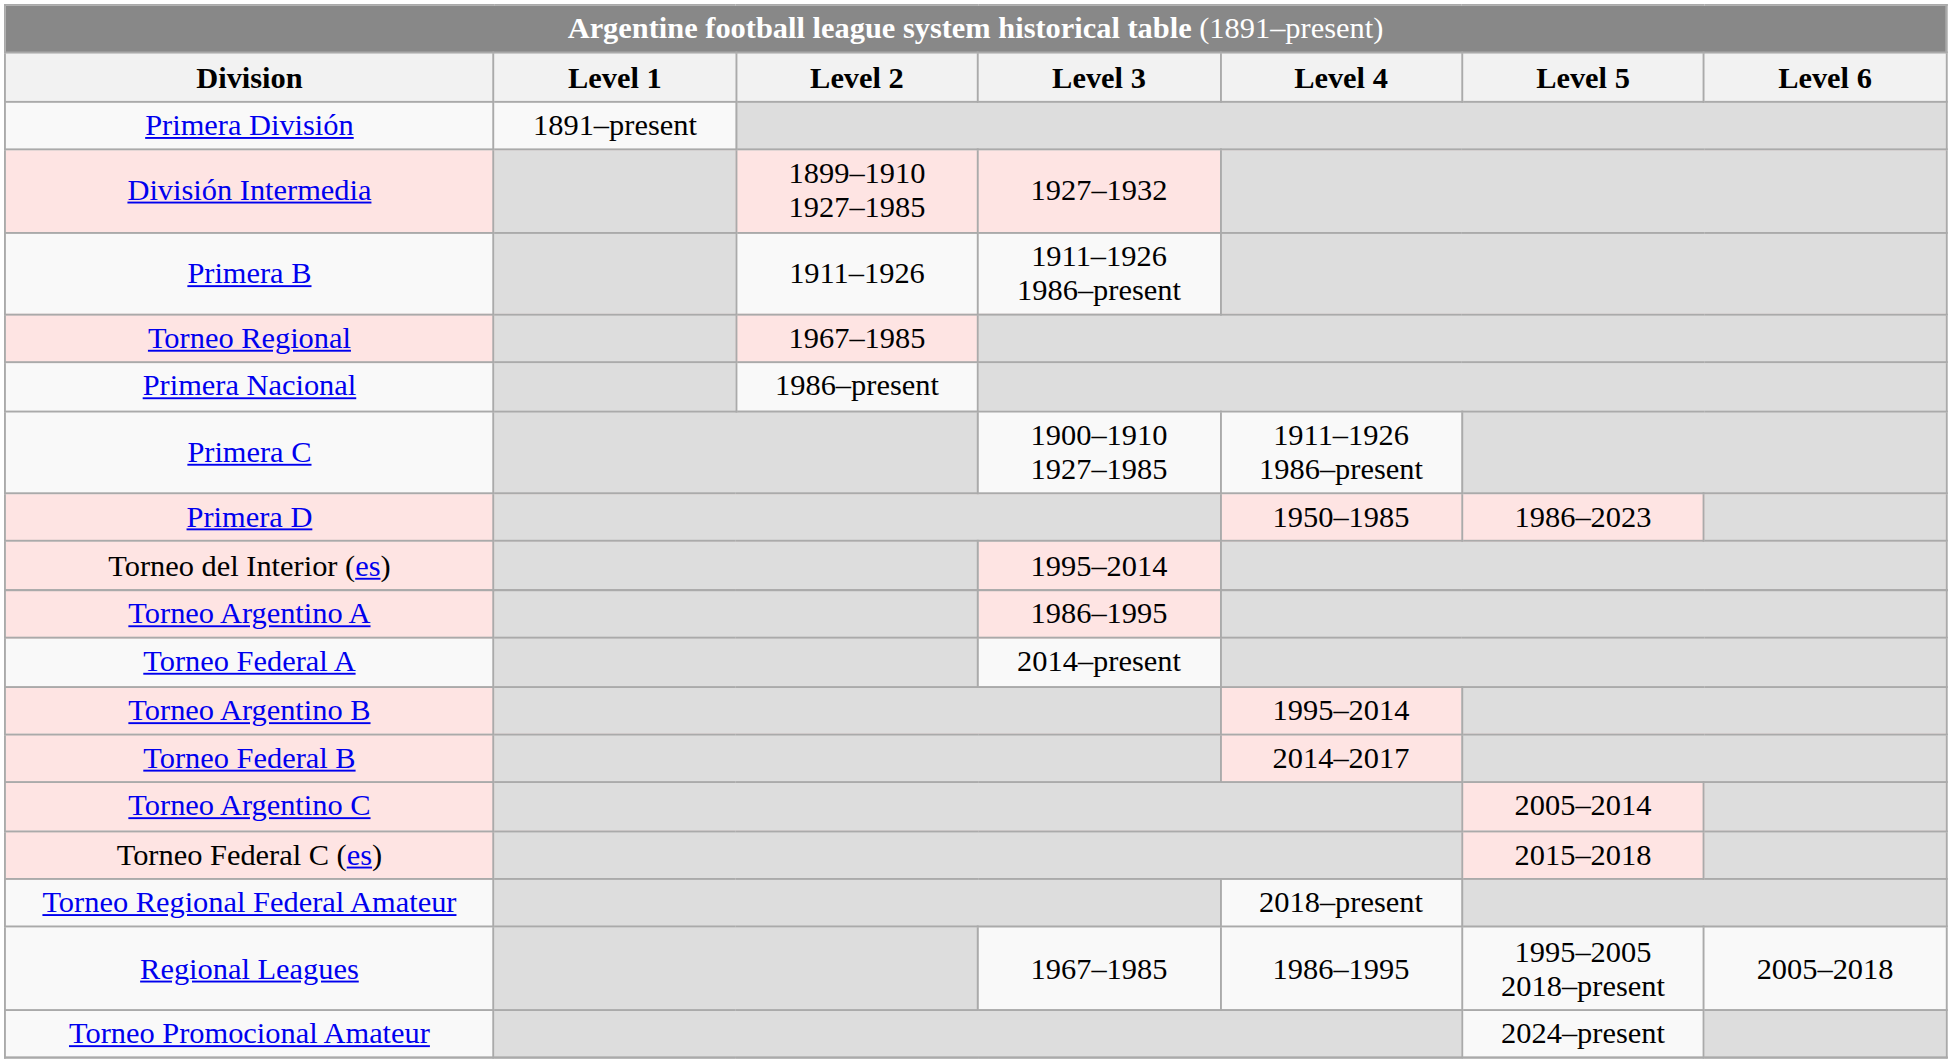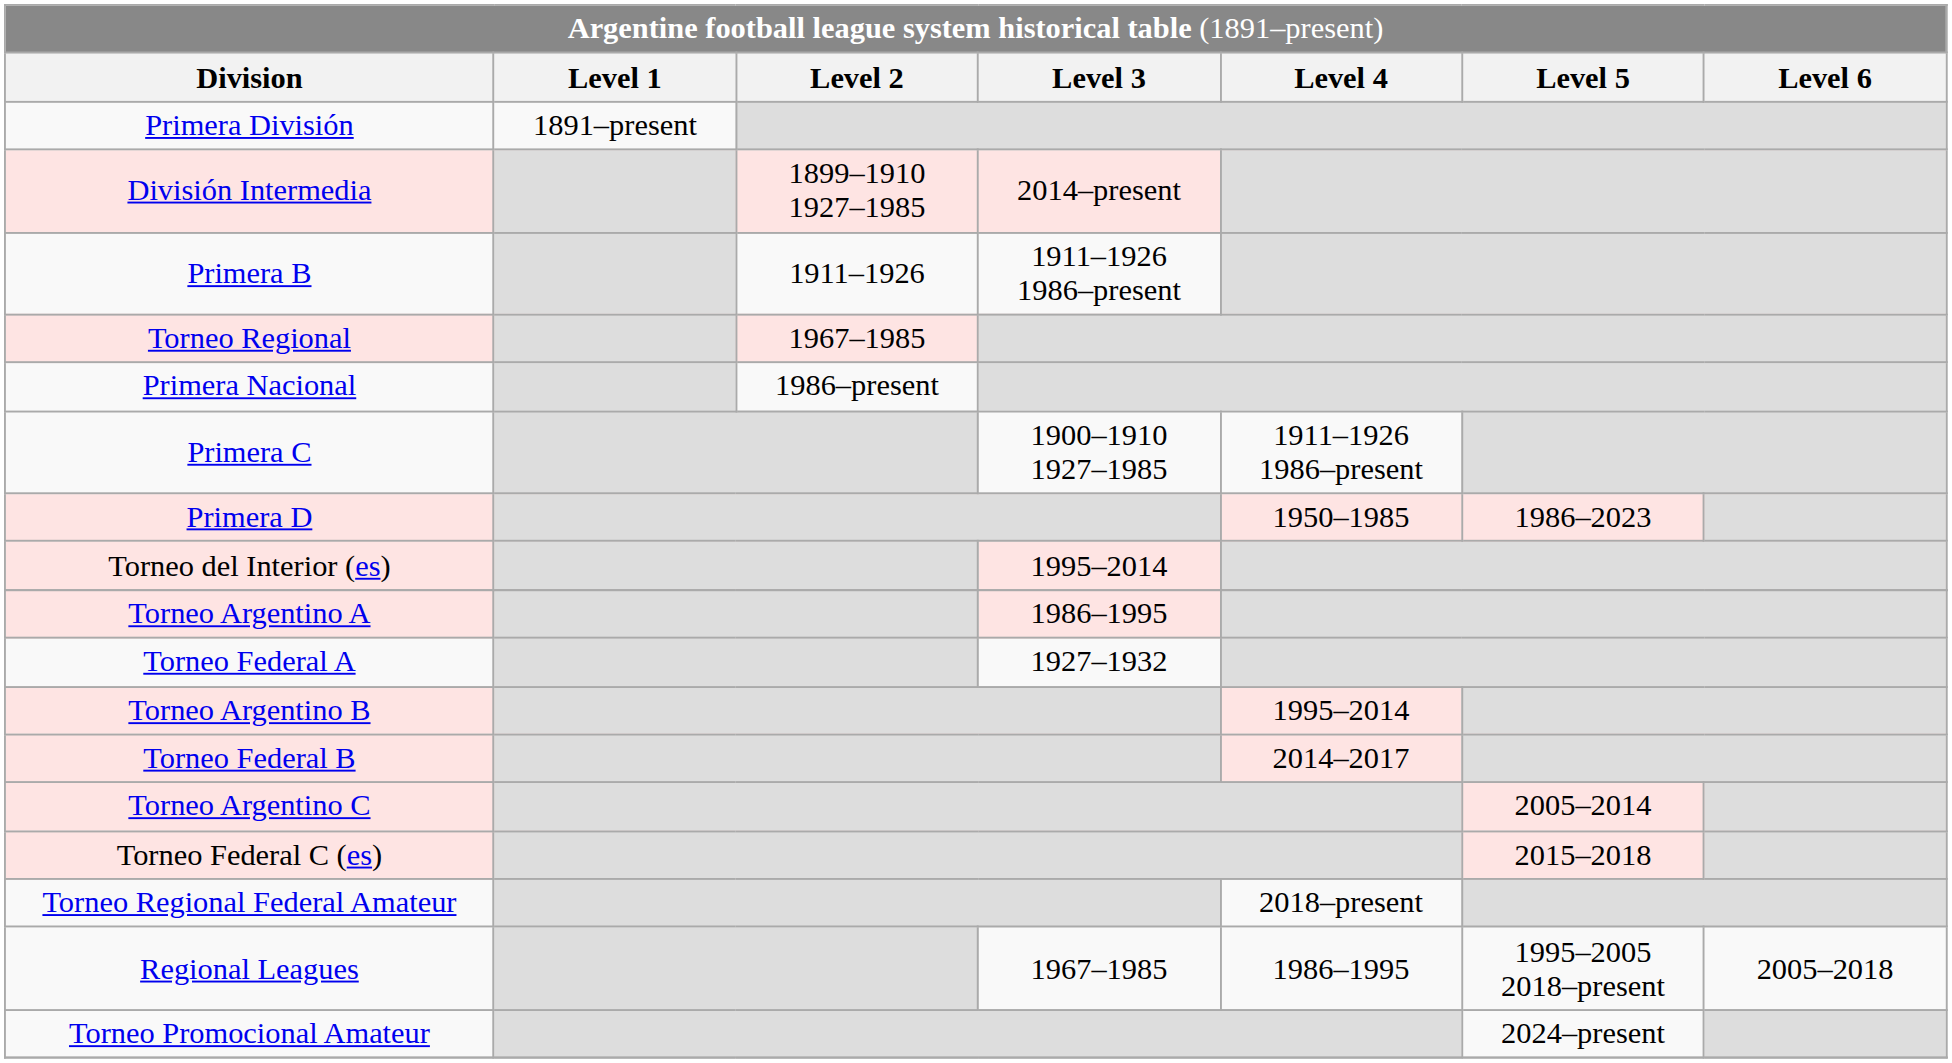(1099, 190) 1927–1932 -> (1099, 190) 2014–present
(1099, 661) 2014–present -> (1099, 661) 1927–1932
